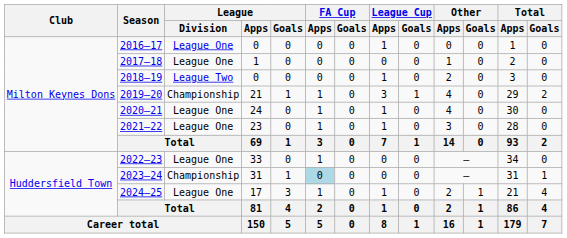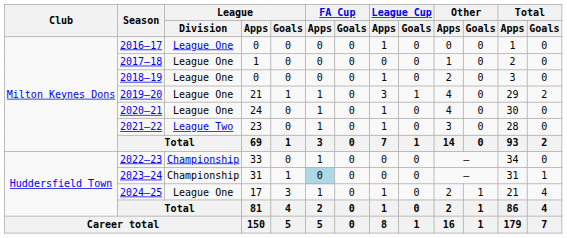(203, 78) League Two -> (203, 78) League One
(203, 94) Championship -> (203, 94) League One
(203, 127) League One -> (203, 127) League Two
(203, 159) League One -> (203, 159) Championship
